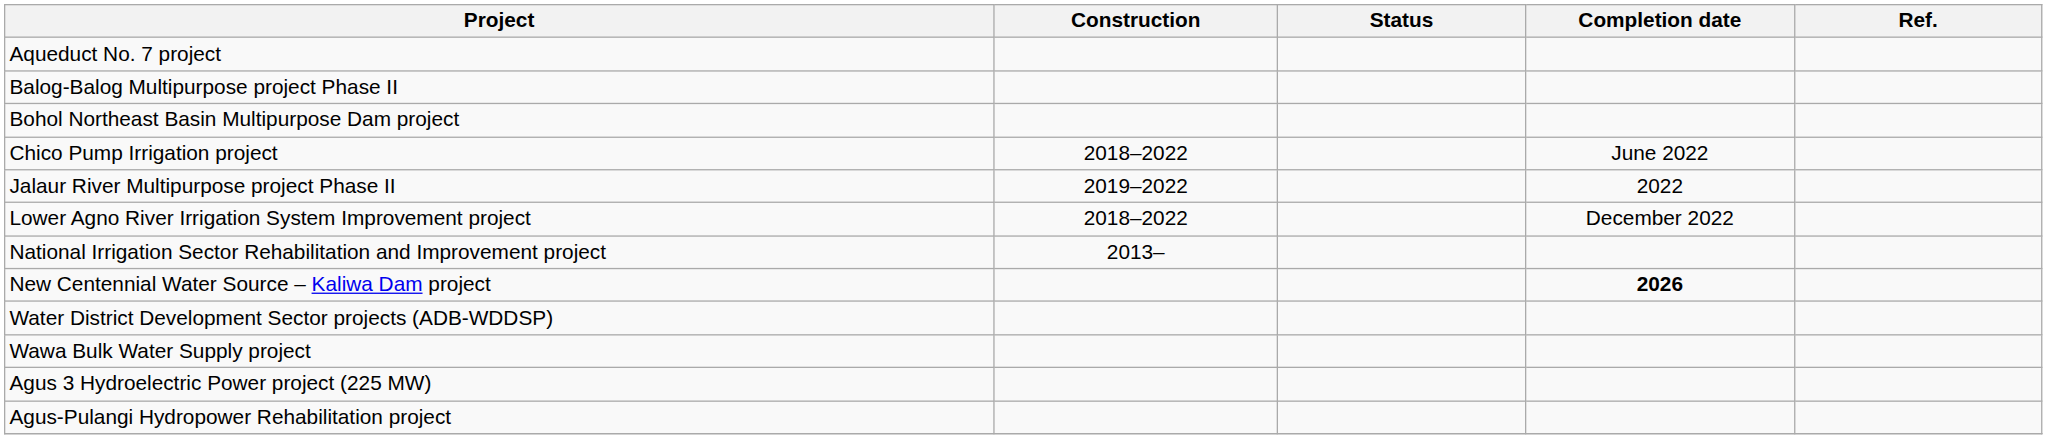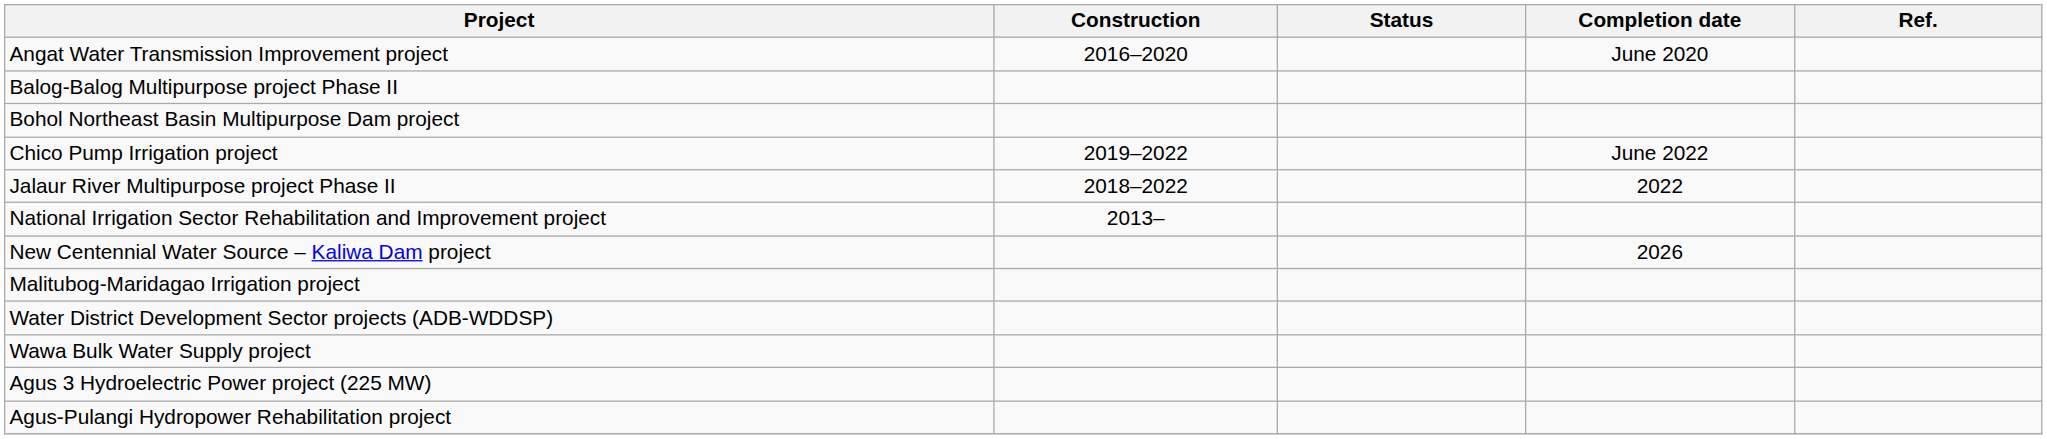+ row: (229, 53)
- row: (115, 53)
(1136, 152) 2018–2022 -> (1136, 152) 2019–2022
(1136, 185) 2019–2022 -> (1136, 185) 2018–2022
- row: (270, 218)
(1660, 284) bold -> (1660, 251) normal
+ row: (185, 284)
